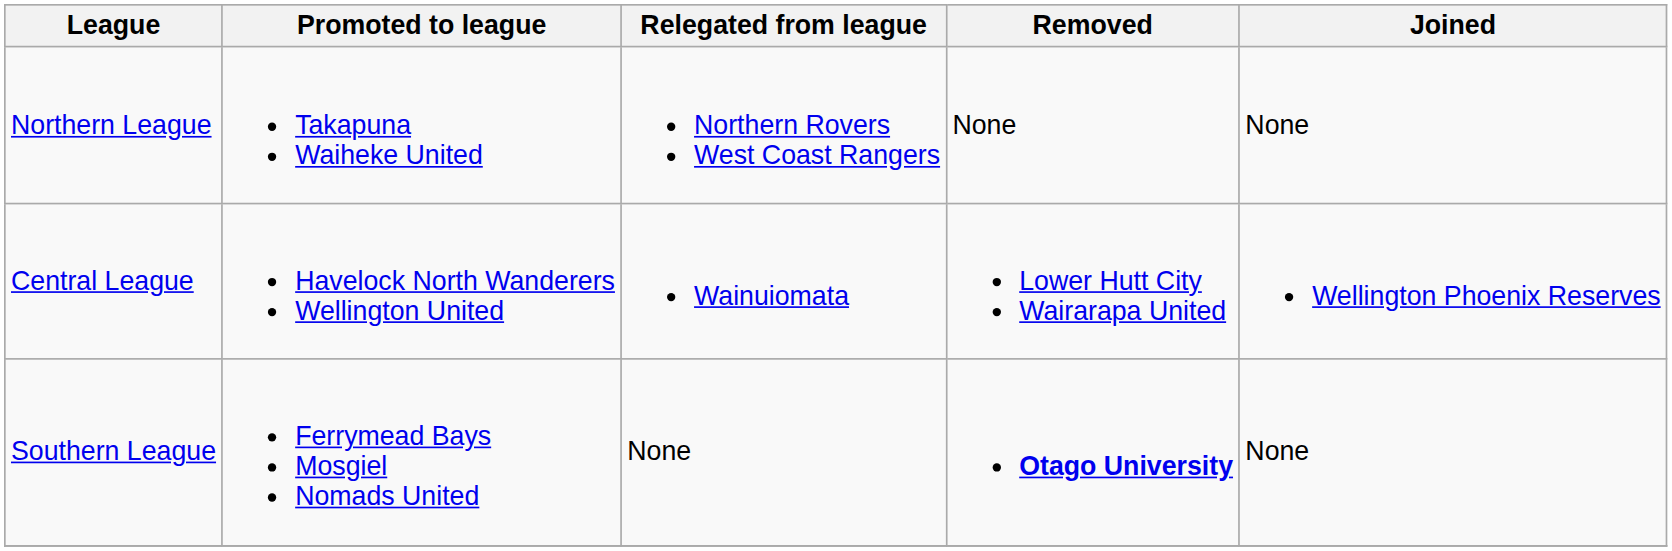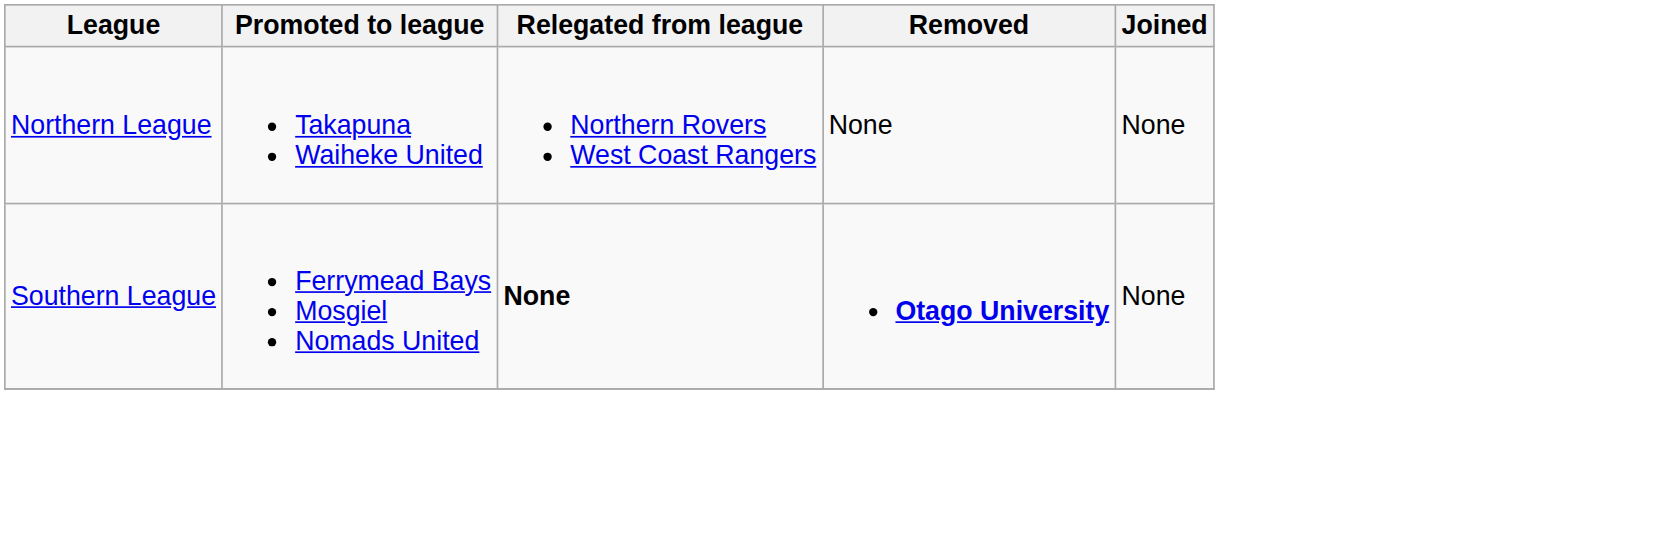- row: (102, 280)
(659, 451) normal -> (537, 295) bold
